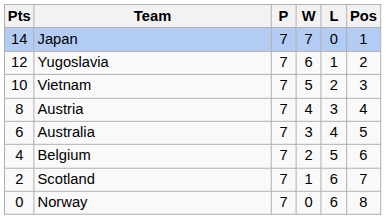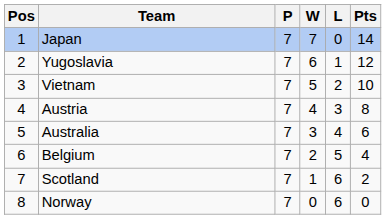columns swapped: (363, 16) <-> (19, 16)
